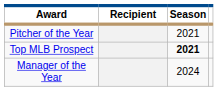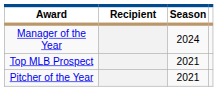rows swapped: (51, 33) <-> (51, 72)
(188, 50) bold -> (188, 61) normal
